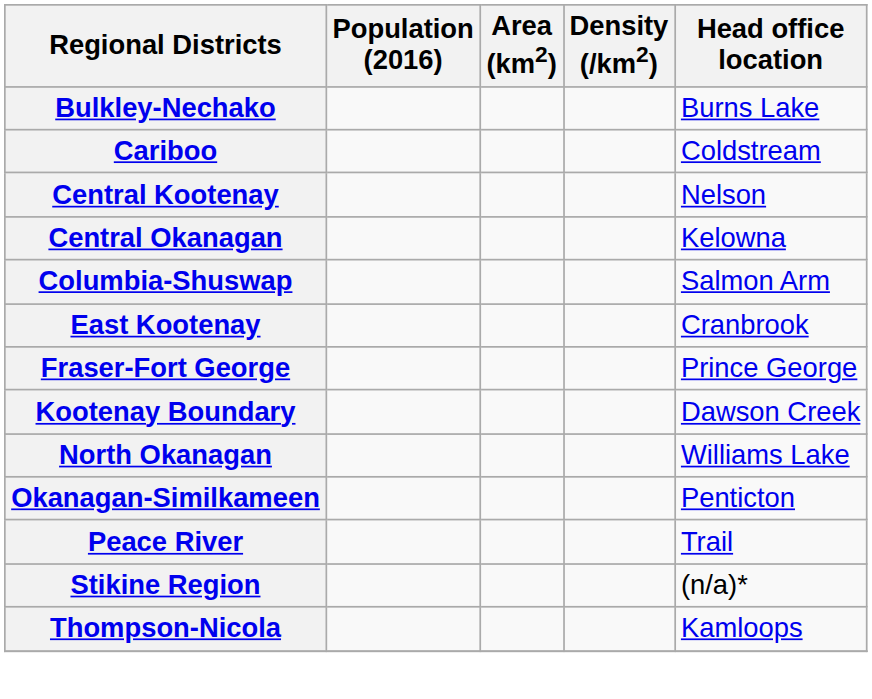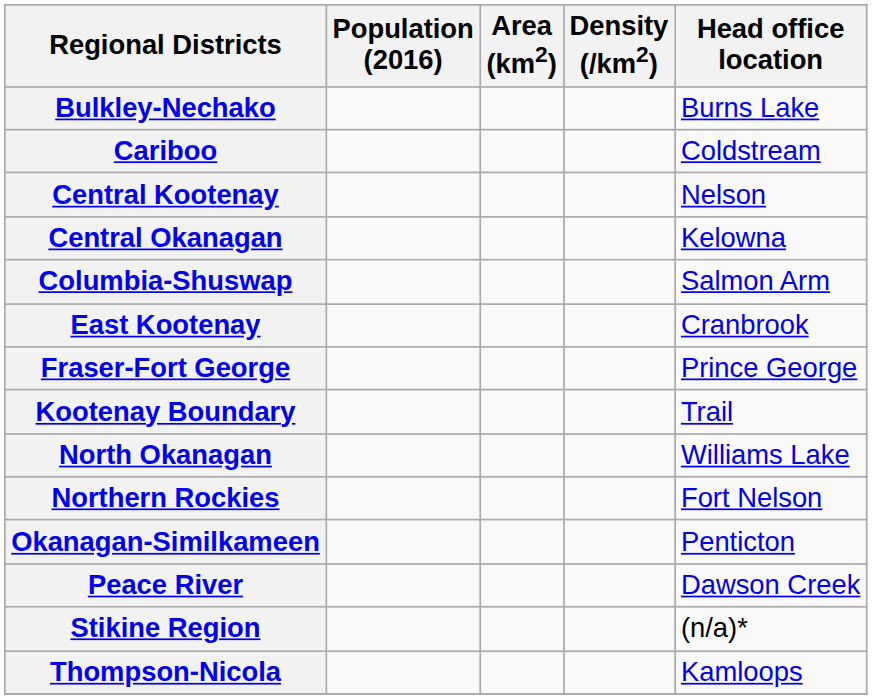(771, 411) Dawson Creek -> (707, 411) Trail
+ row: (165, 498)
(707, 541) Trail -> (771, 585) Dawson Creek
